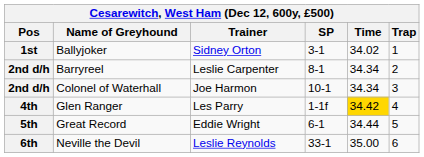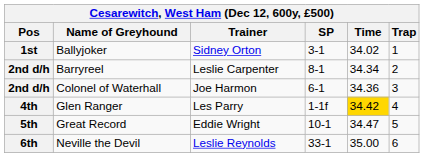(320, 87) 10-1 -> (316, 87) 6-1
(364, 87) 34.34 -> (364, 87) 34.36
(316, 124) 6-1 -> (320, 124) 10-1
(364, 124) 34.44 -> (364, 124) 34.47
